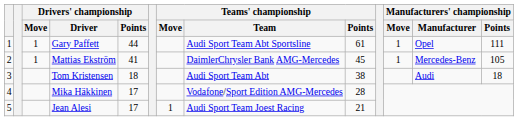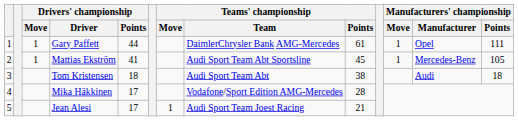(249, 43) Audi Sport Team Abt Sportsline -> (263, 43) DaimlerChrysler Bank AMG-Mercedes
(263, 59) DaimlerChrysler Bank AMG-Mercedes -> (249, 59) Audi Sport Team Abt Sportsline
